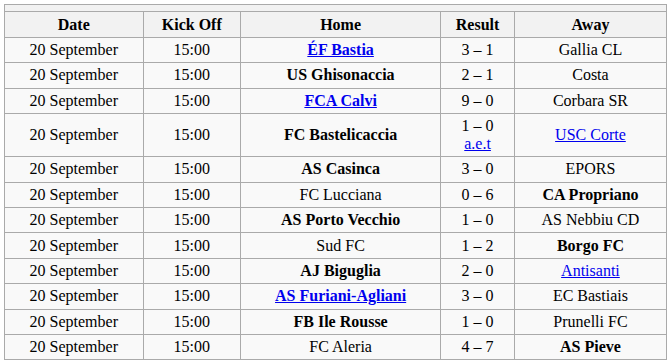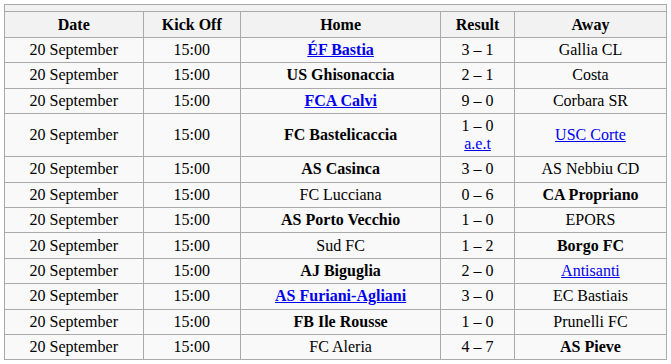(590, 169) EPORS -> (590, 169) AS Nebbiu CD
(590, 220) AS Nebbiu CD -> (590, 220) EPORS
